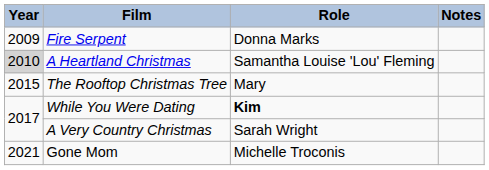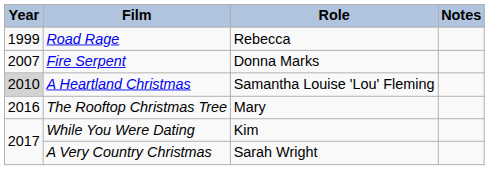+ row: (83, 38)
(24, 38) 2009 -> (24, 61) 2007
(24, 84) 2015 -> (24, 107) 2016
(247, 107) bold -> (246, 130) normal
- row: (82, 152)
